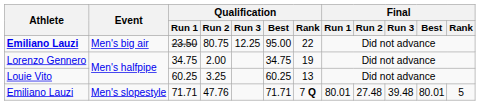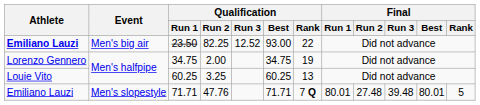(216, 44) 80.75 -> (216, 44) 82.25
(248, 44) 12.25 -> (248, 44) 12.52
(278, 44) 95.00 -> (278, 44) 93.00
